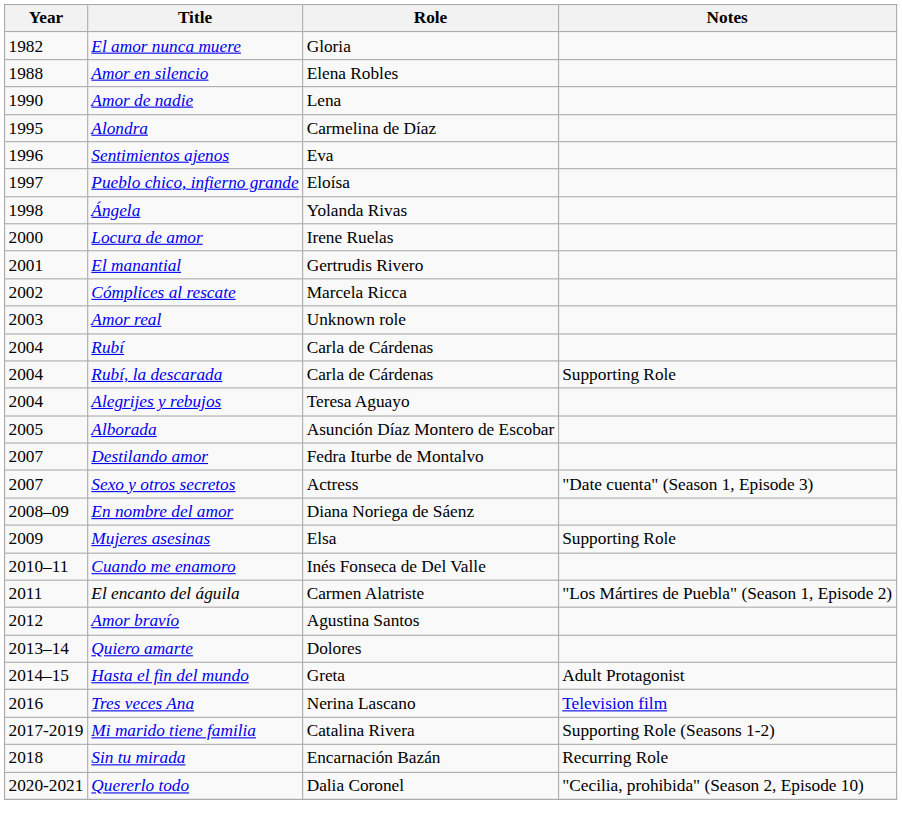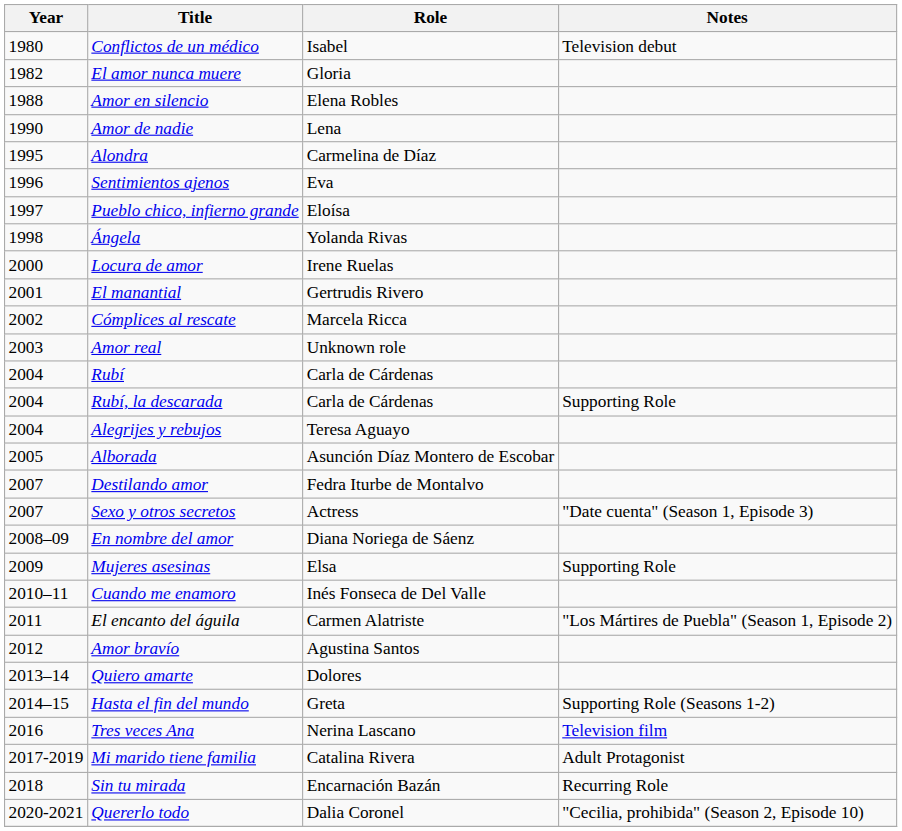+ row: (175, 45)
(623, 675) Adult Protagonist -> (669, 703) Supporting Role (Seasons 1-2)
(669, 730) Supporting Role (Seasons 1-2) -> (623, 758) Adult Protagonist
